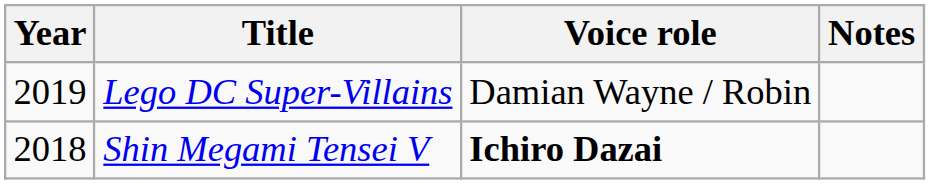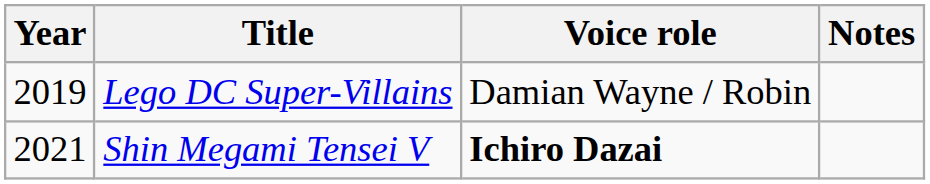(50, 149) 2018 -> (50, 149) 2021
